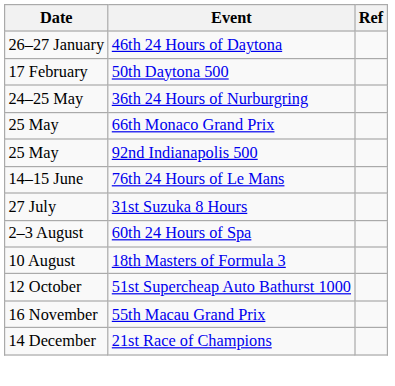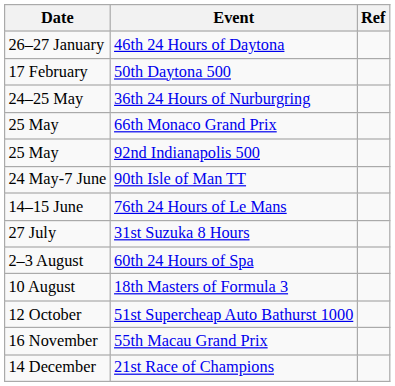+ row: (180, 179)
